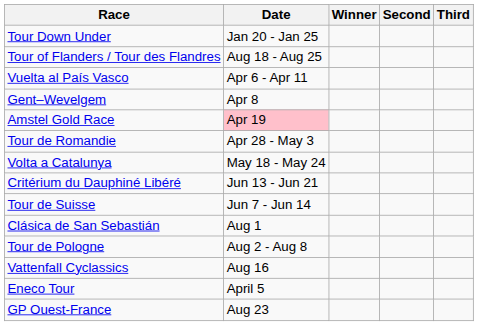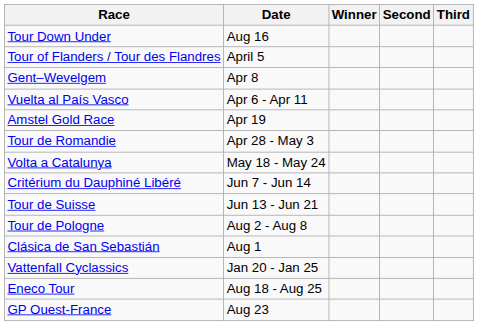(272, 36) Jan 20 - Jan 25 -> (248, 36) Aug 16
(274, 57) Aug 18 - Aug 25 -> (245, 57) April 5
rows swapped: (68, 78) <-> (57, 99)
(246, 120) pink background -> (246, 120) no background
(272, 183) Jun 13 - Jun 21 -> (269, 183) Jun 7 - Jun 14
(269, 204) Jun 7 - Jun 14 -> (272, 204) Jun 13 - Jun 21
rows swapped: (84, 225) <-> (56, 246)
(248, 267) Aug 16 -> (272, 267) Jan 20 - Jan 25
(245, 288) April 5 -> (274, 288) Aug 18 - Aug 25
